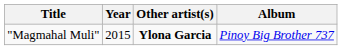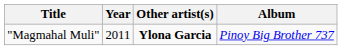(118, 34) 2015 -> (118, 34) 2011
